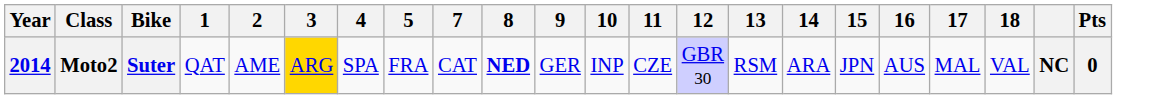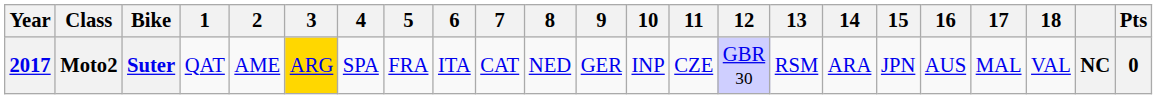+ column: (454, 20)
(30, 65) 2014 -> (30, 65) 2017
(508, 65) bold -> (550, 65) normal
